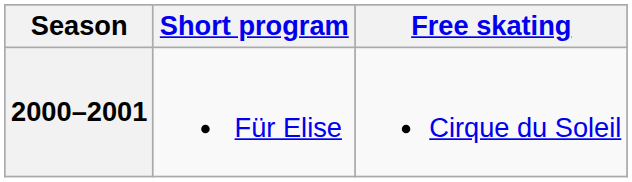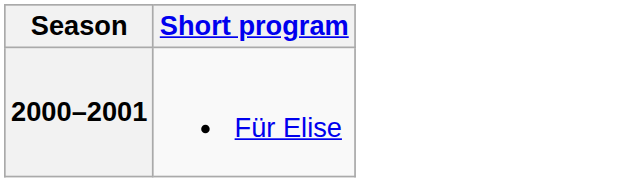- column: (491, 26)
